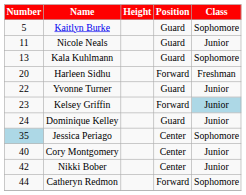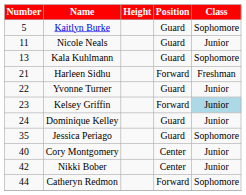(24, 74) 20 -> (24, 74) 21
(24, 136) lightblue background -> (24, 136) no background
(173, 136) Center -> (173, 136) Guard
